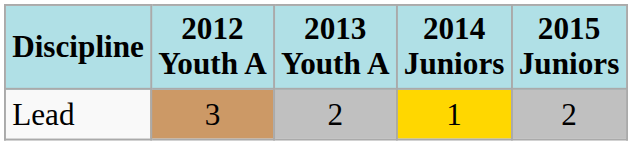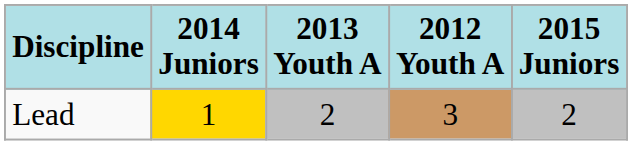columns swapped: (212, 46) <-> (454, 46)
